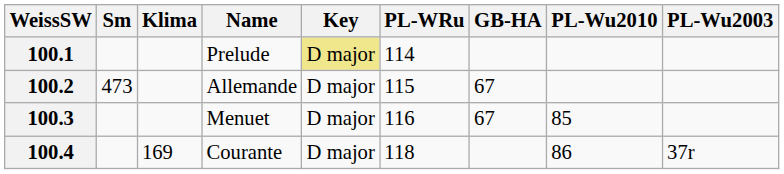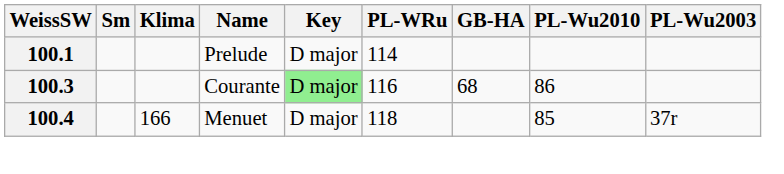(341, 53) khaki background -> (324, 53) no background
- row: (51, 86)
(238, 119) Menuet -> (242, 86) Courante
(341, 119) no background -> (324, 86) lightgreen background
(484, 119) 67 -> (467, 86) 68
(562, 119) 85 -> (544, 86) 86
(157, 151) 169 -> (155, 119) 166
(244, 151) Courante -> (236, 119) Menuet
(562, 151) 86 -> (544, 119) 85
